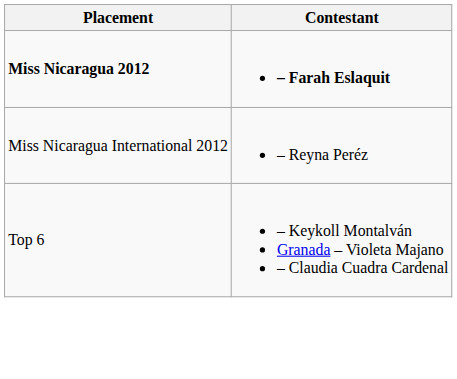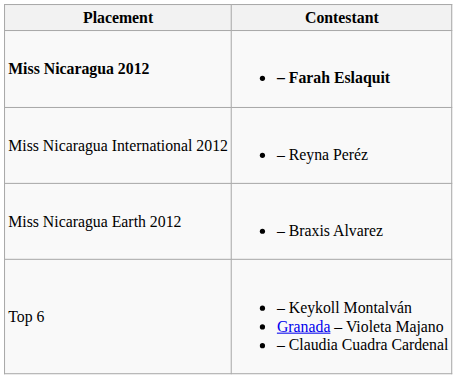+ row: (95, 221)
